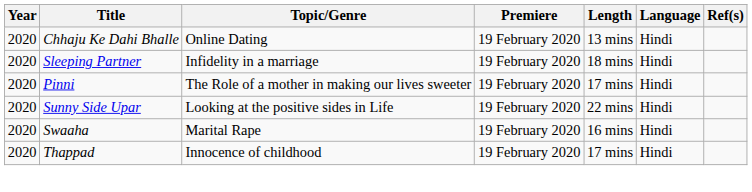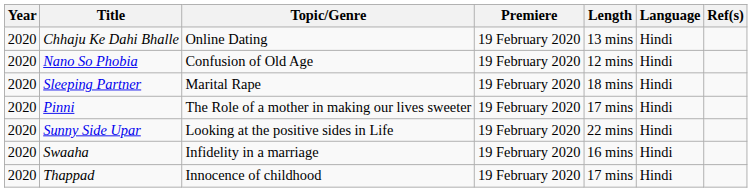+ row: (90, 61)
(252, 61) Infidelity in a marriage -> (223, 84) Marital Rape
(223, 130) Marital Rape -> (252, 152) Infidelity in a marriage
